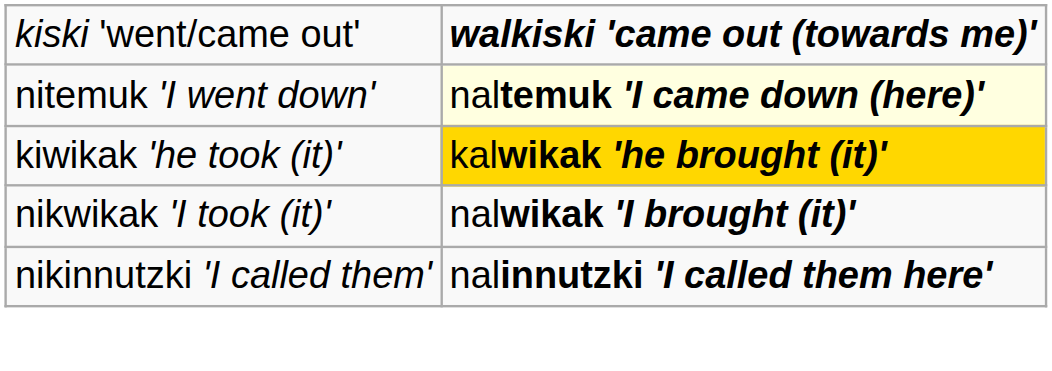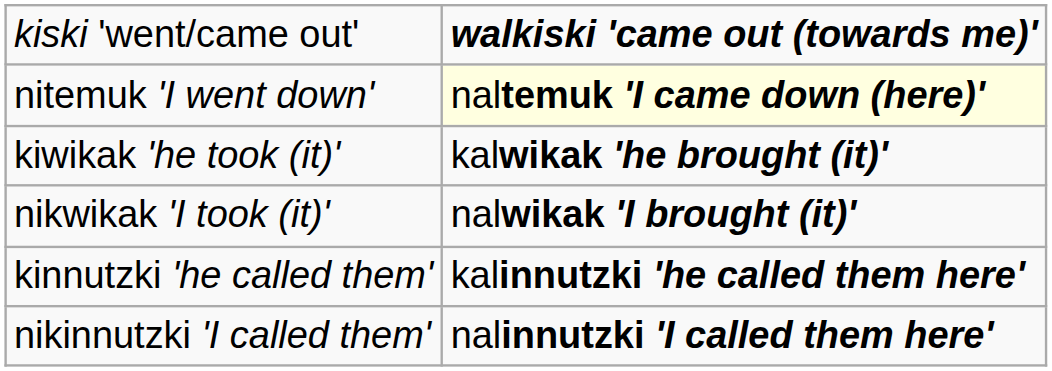(668, 154) gold background -> (669, 154) no background
+ row: (224, 275)
